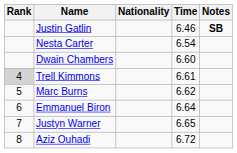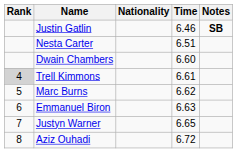(186, 44) 6.54 -> (186, 44) 6.51
(186, 108) 6.64 -> (186, 108) 6.63
